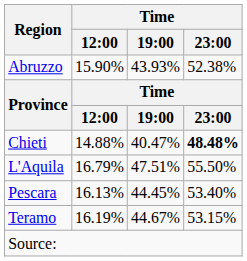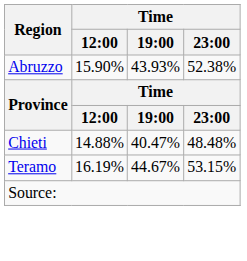(213, 142) bold -> (212, 142) normal
- row: (36, 167)
- row: (32, 192)
